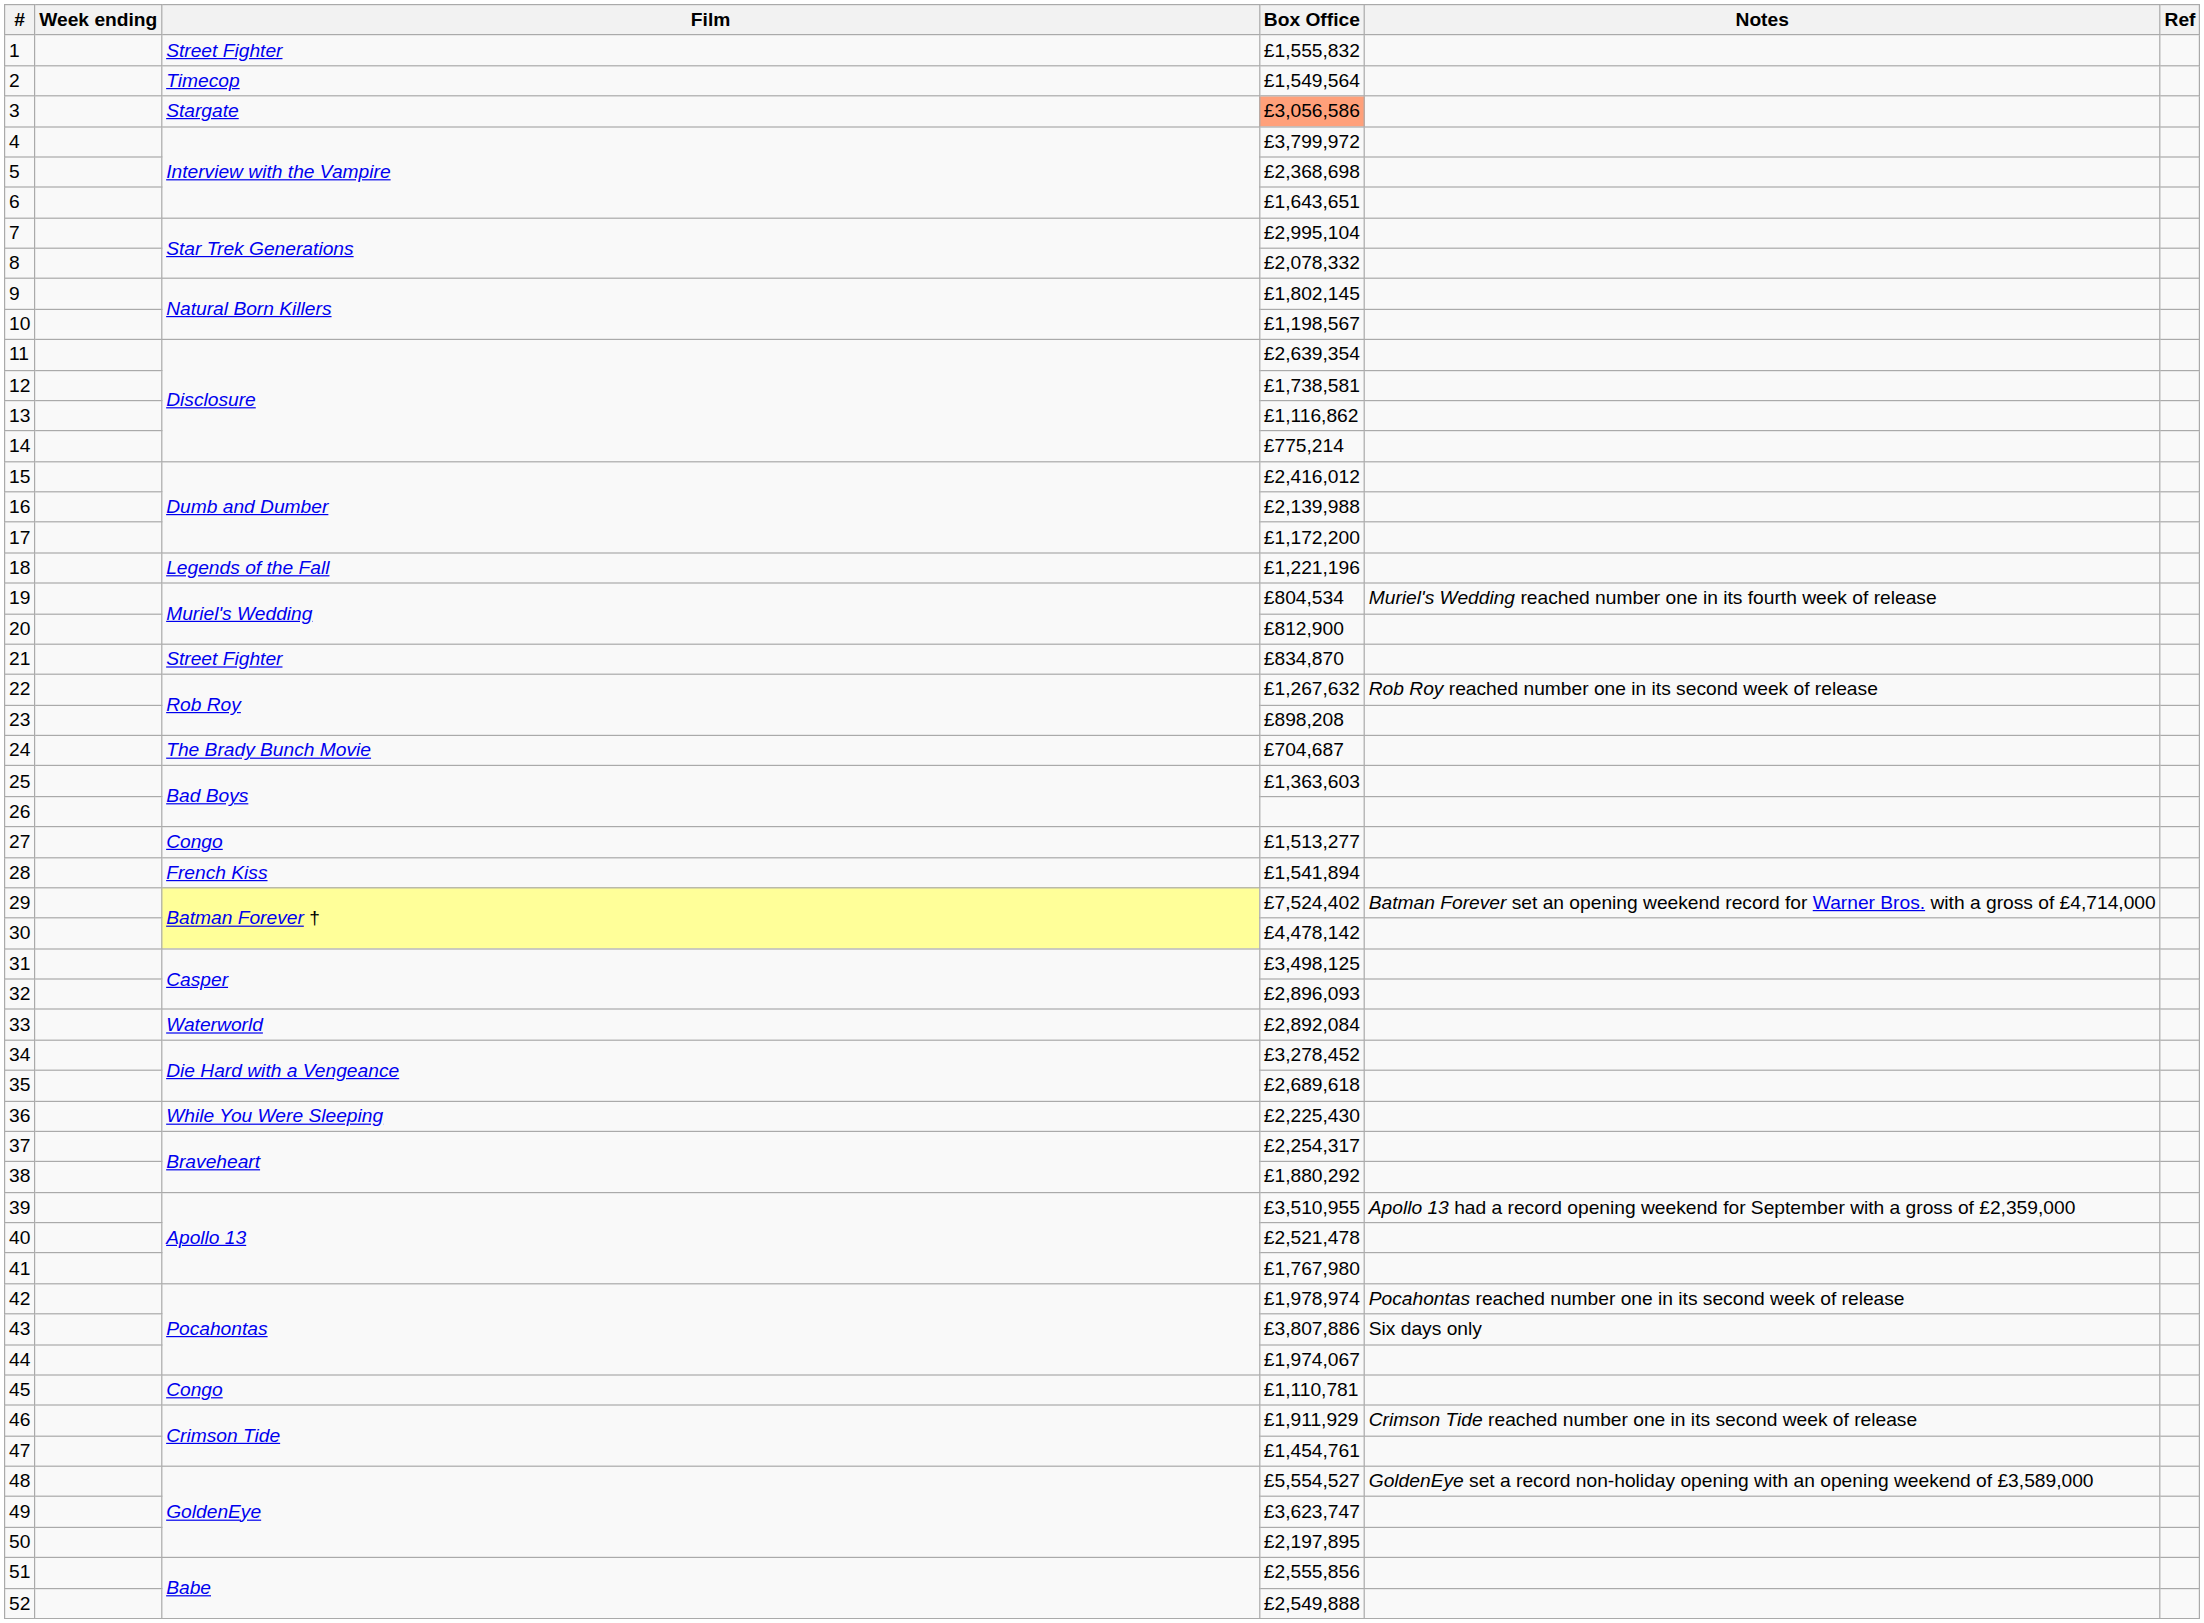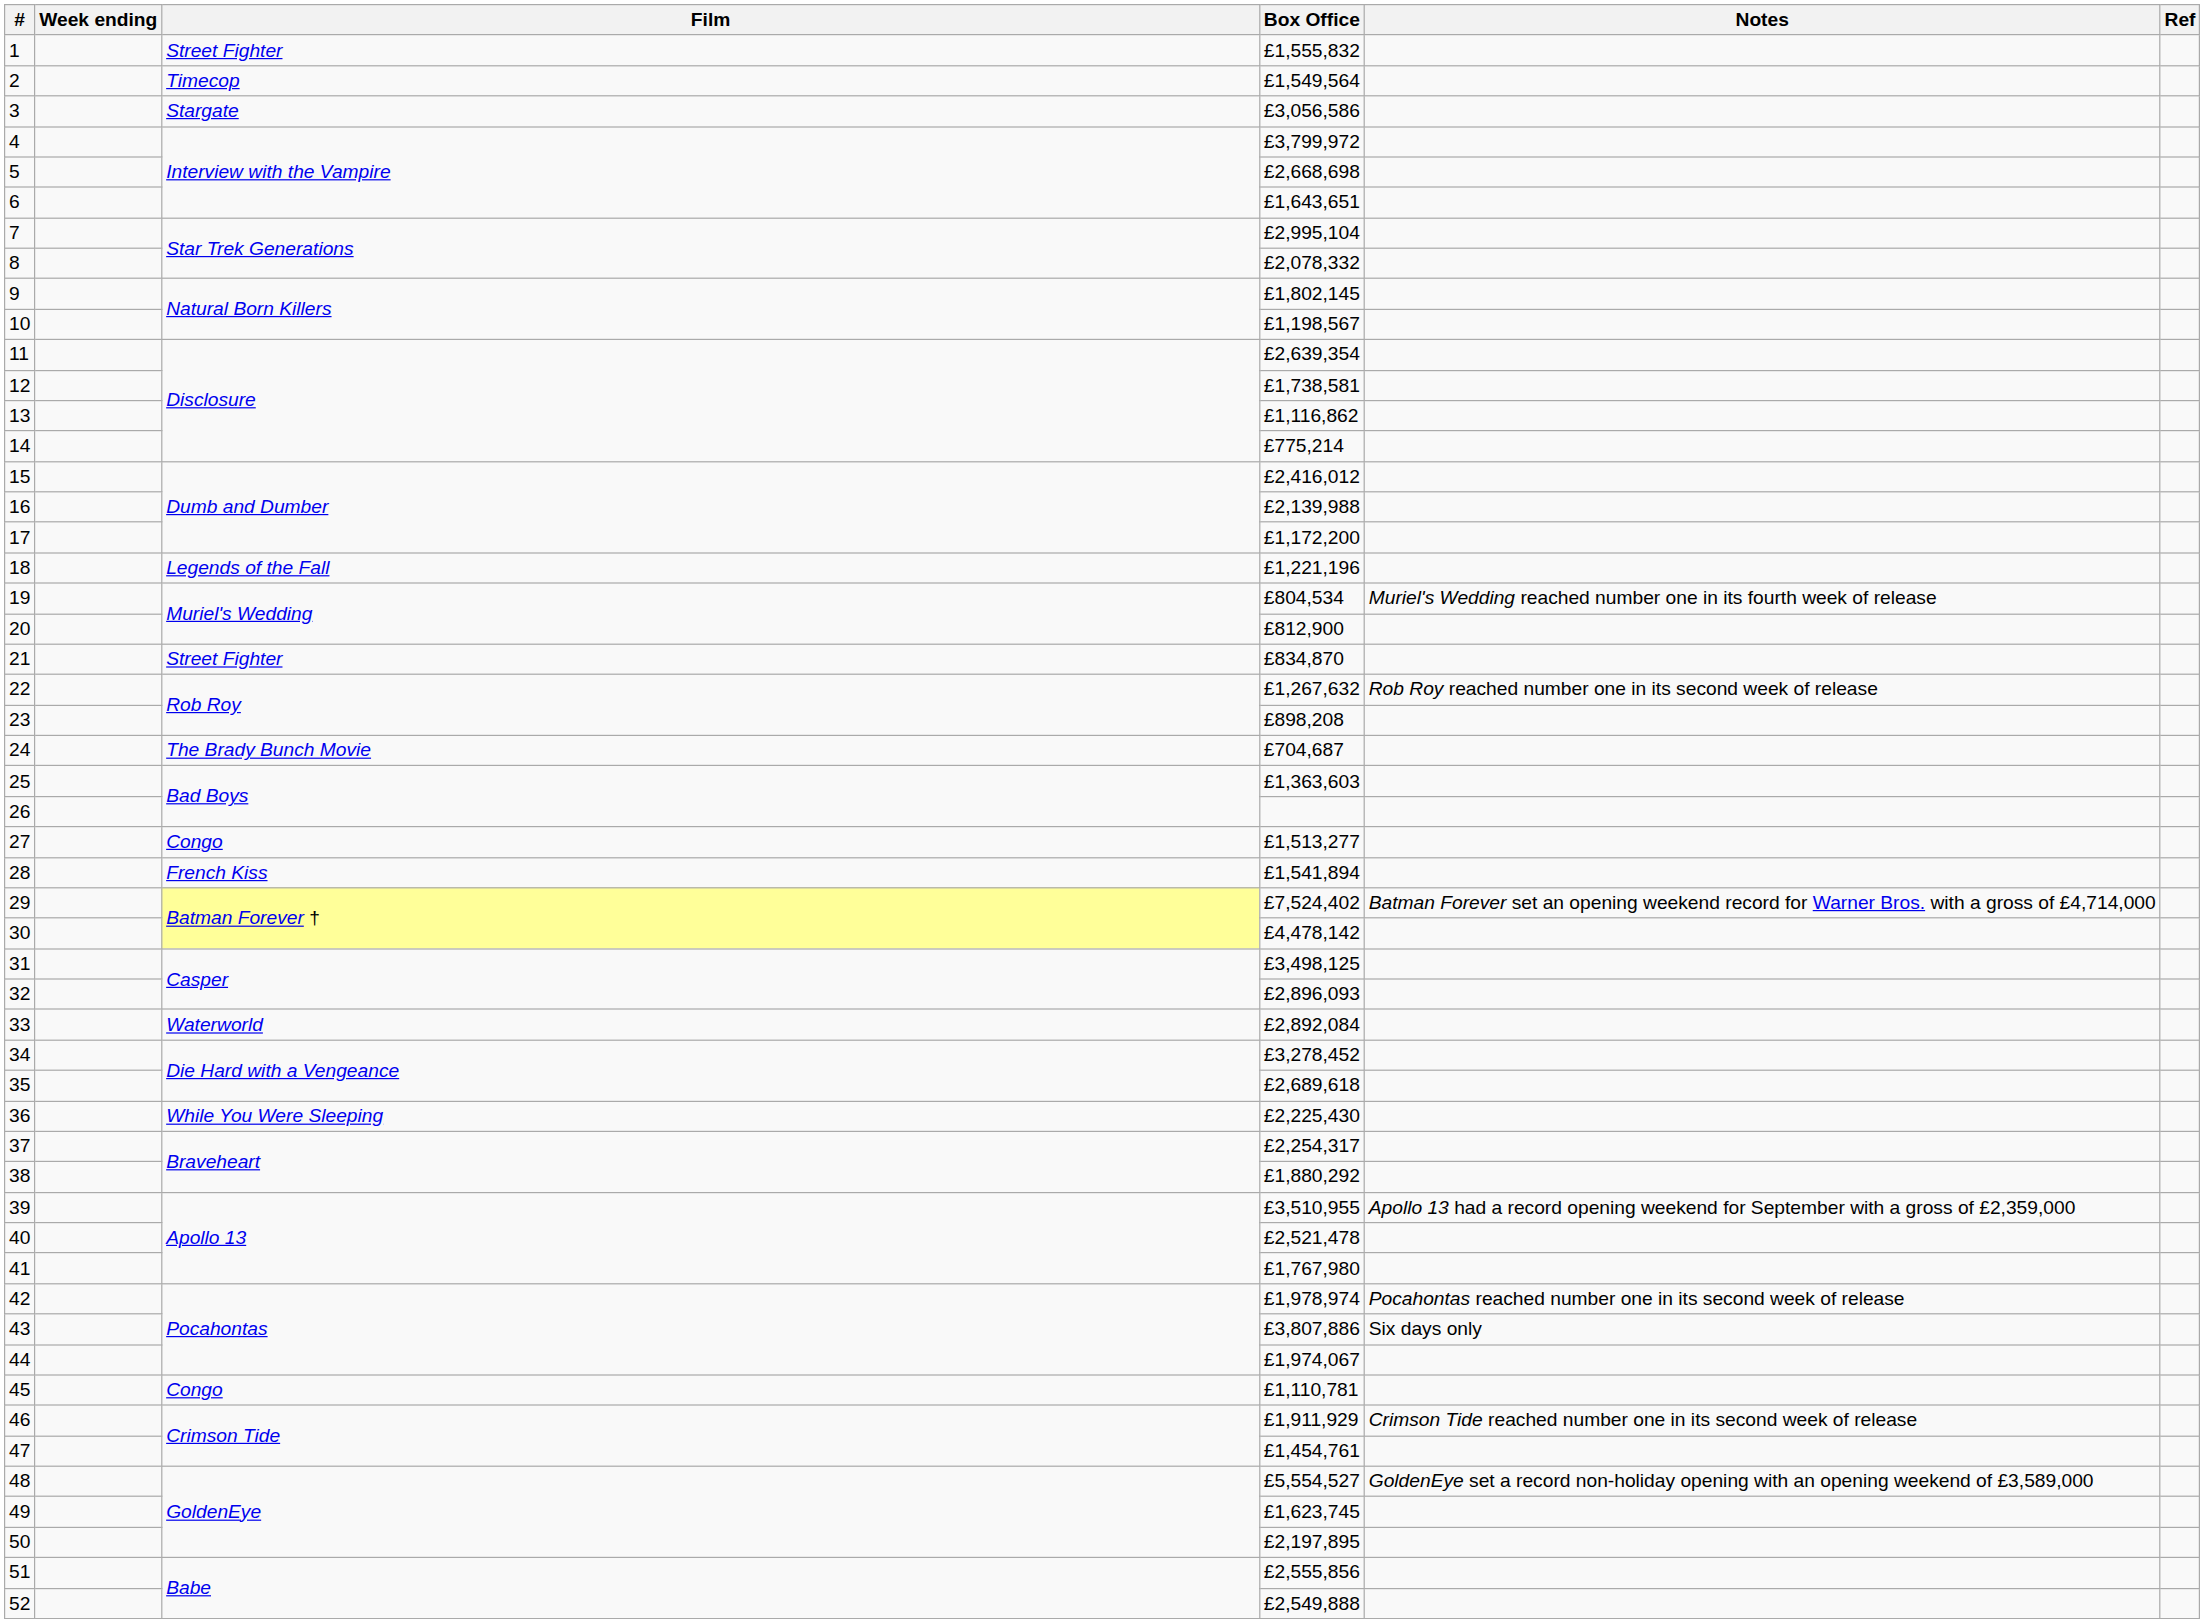(1312, 111) lightsalmon background -> (1312, 111) no background
(1312, 171) £2,368,698 -> (1312, 171) £2,668,698
(1312, 1511) £3,623,747 -> (1312, 1511) £1,623,745
